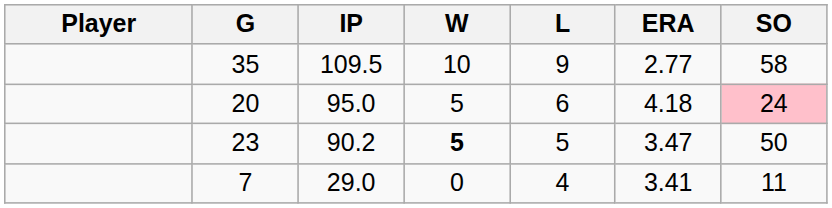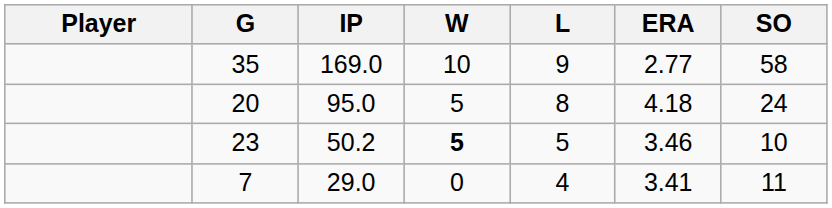(351, 63) 109.5 -> (351, 63) 169.0
(563, 103) 6 -> (563, 103) 8
(774, 103) pink background -> (774, 103) no background
(351, 143) 90.2 -> (351, 143) 50.2
(668, 143) 3.47 -> (668, 143) 3.46
(774, 143) 50 -> (774, 143) 10
